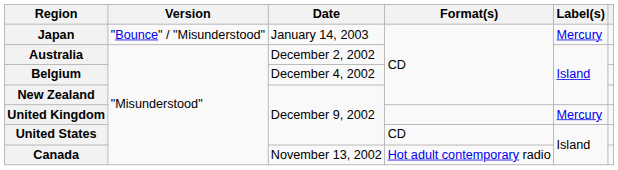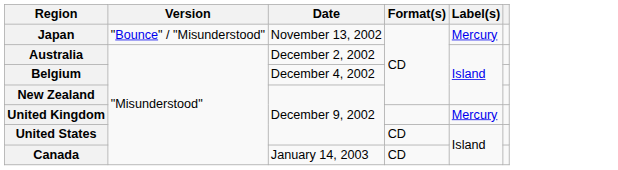(320, 34) January 14, 2003 -> (326, 34) November 13, 2002
(326, 154) November 13, 2002 -> (320, 154) January 14, 2003
(469, 154) Hot adult contemporary radio -> (397, 154) CD
